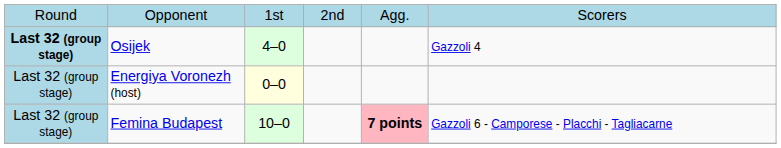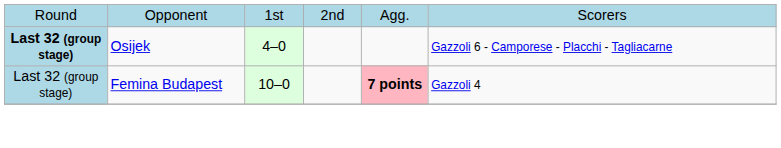(456, 47) Gazzoli 4 -> (552, 47) Gazzoli 6 - Camporese - Placchi - Tagliacarne
- row: (171, 84)
(552, 124) Gazzoli 6 - Camporese - Placchi - Tagliacarne -> (456, 85) Gazzoli 4
